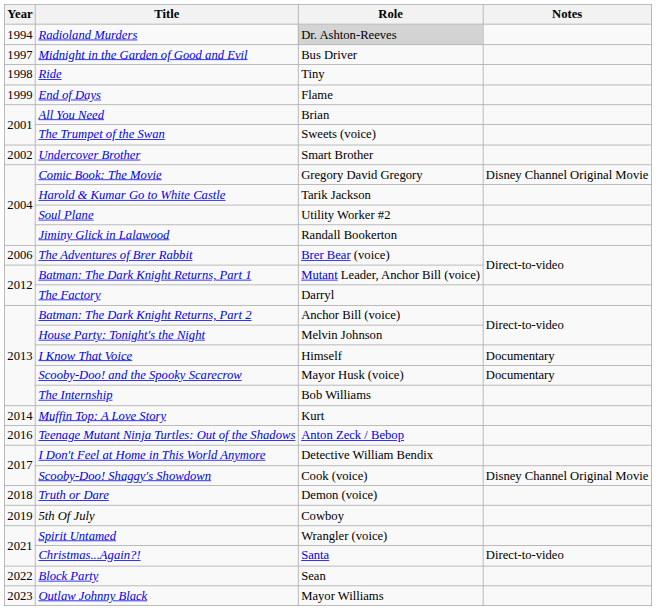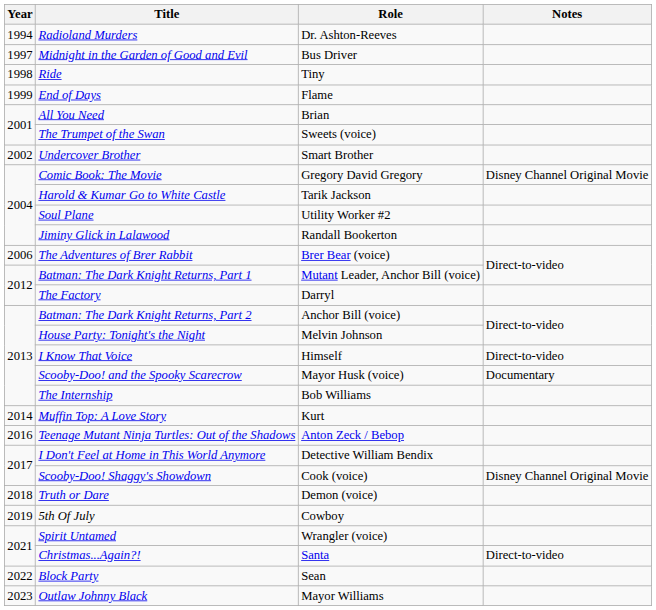(349, 34) lightgrey background -> (349, 34) no background
(520, 355) Documentary -> (525, 355) Direct-to-video
